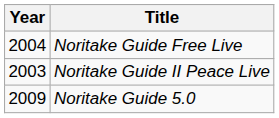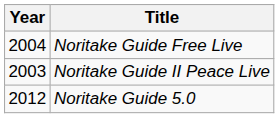(27, 98) 2009 -> (27, 98) 2012
